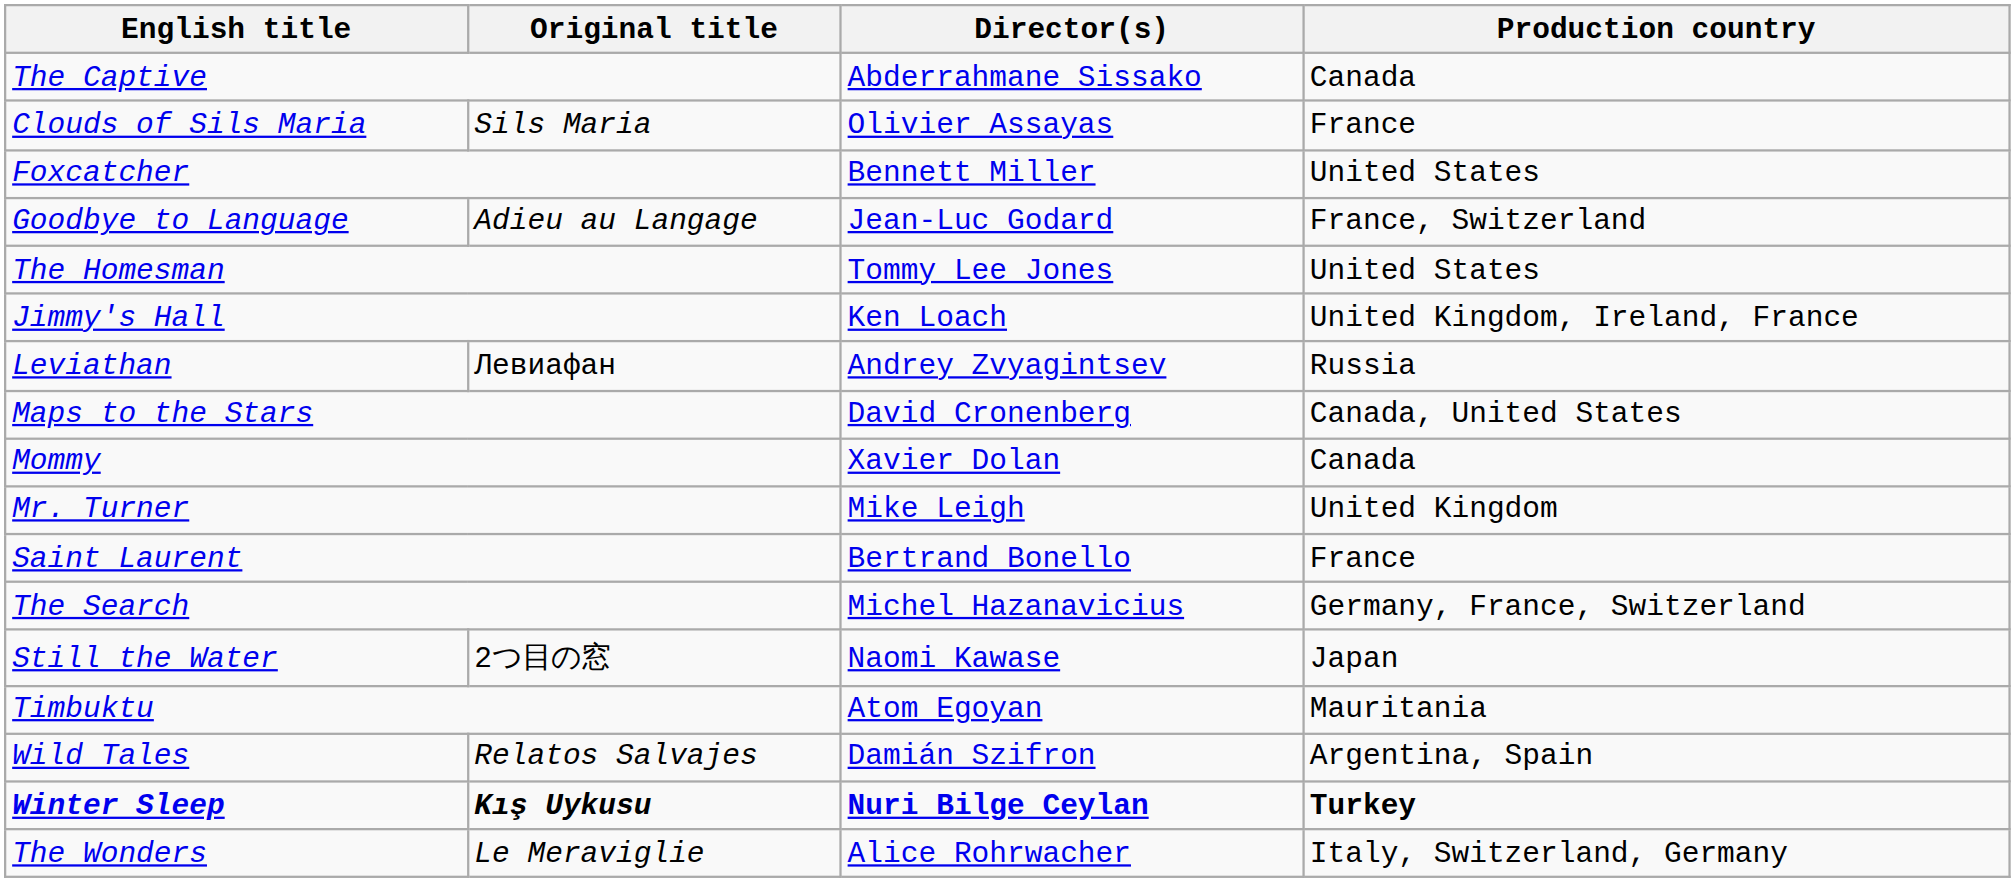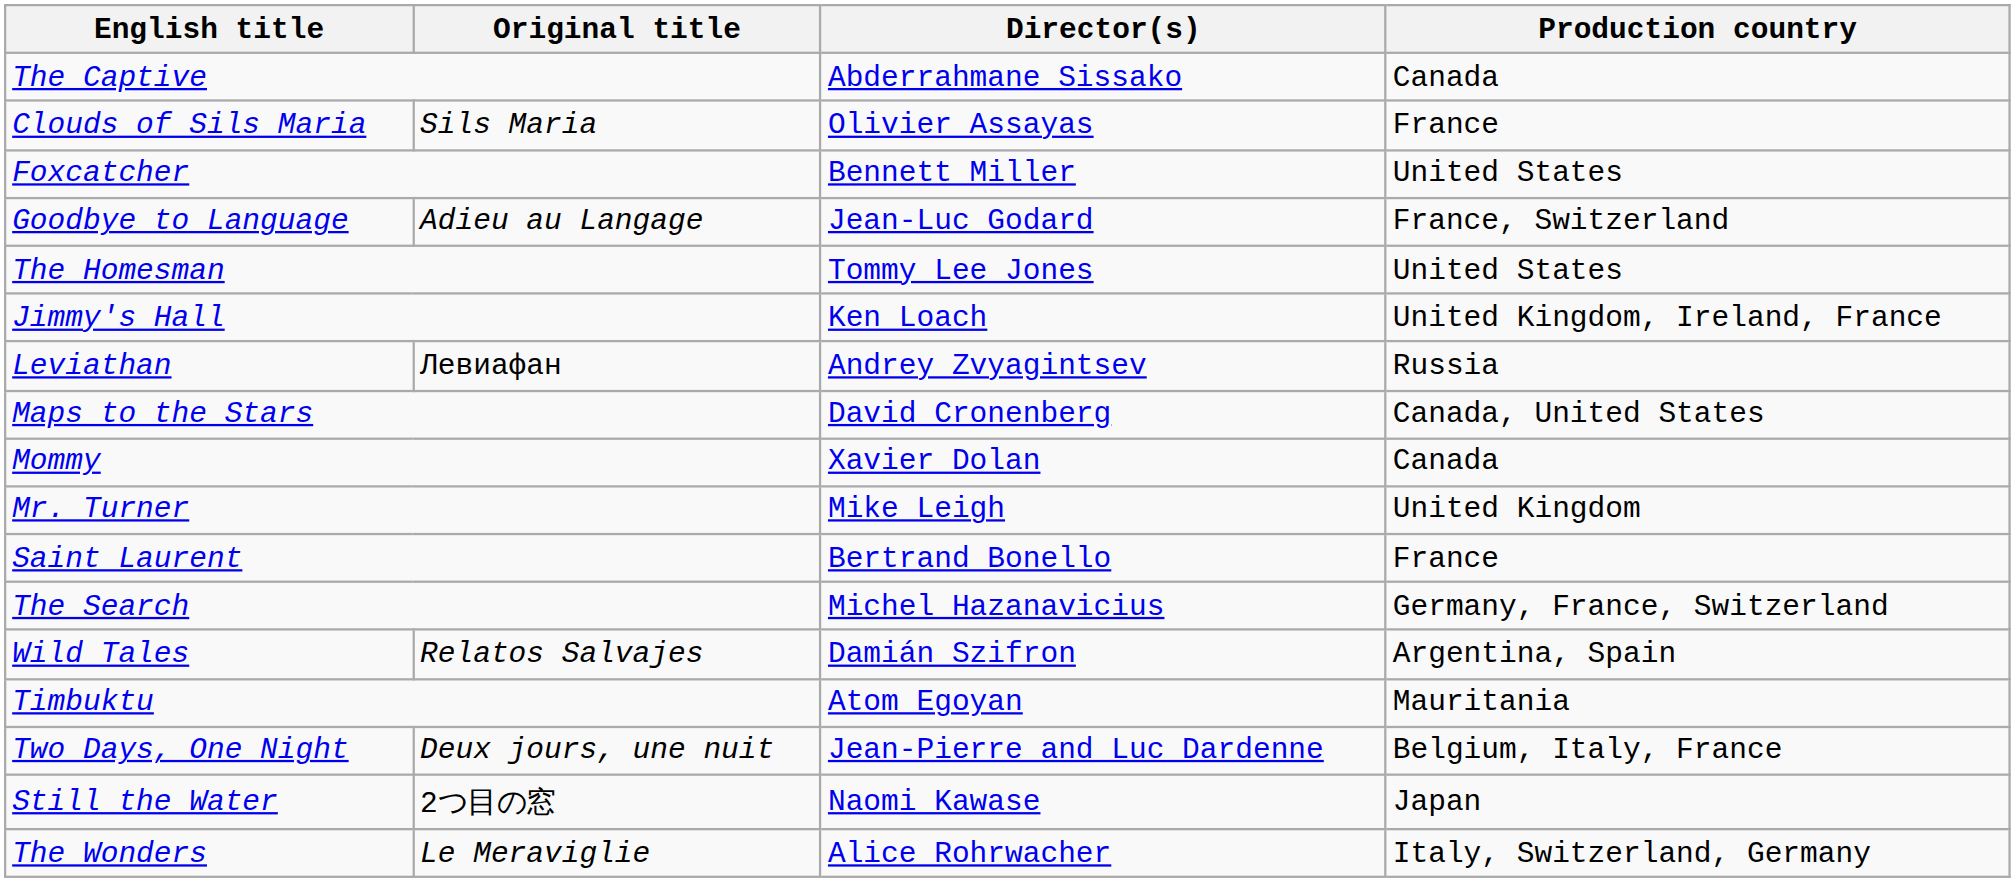rows swapped: (145, 658) <-> (101, 757)
+ row: (180, 751)
- row: (118, 806)
